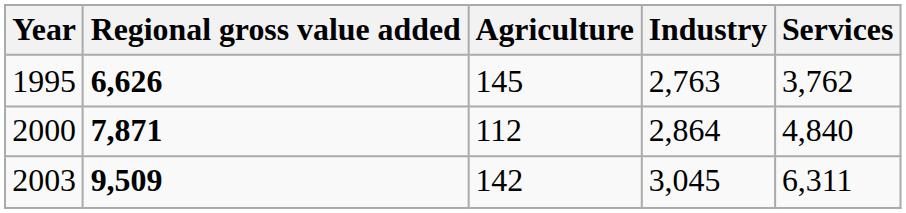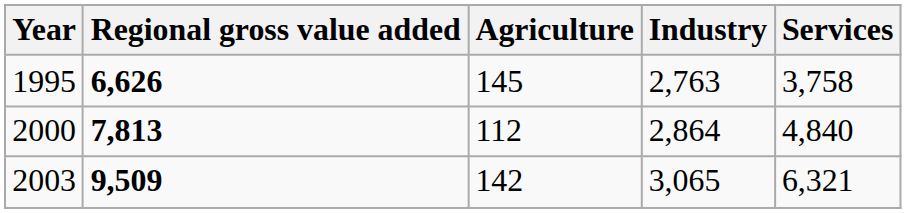(818, 80) 3,762 -> (818, 80) 3,758
(127, 130) 7,871 -> (127, 130) 7,813
(684, 181) 3,045 -> (684, 181) 3,065
(817, 181) 6,311 -> (818, 181) 6,321
